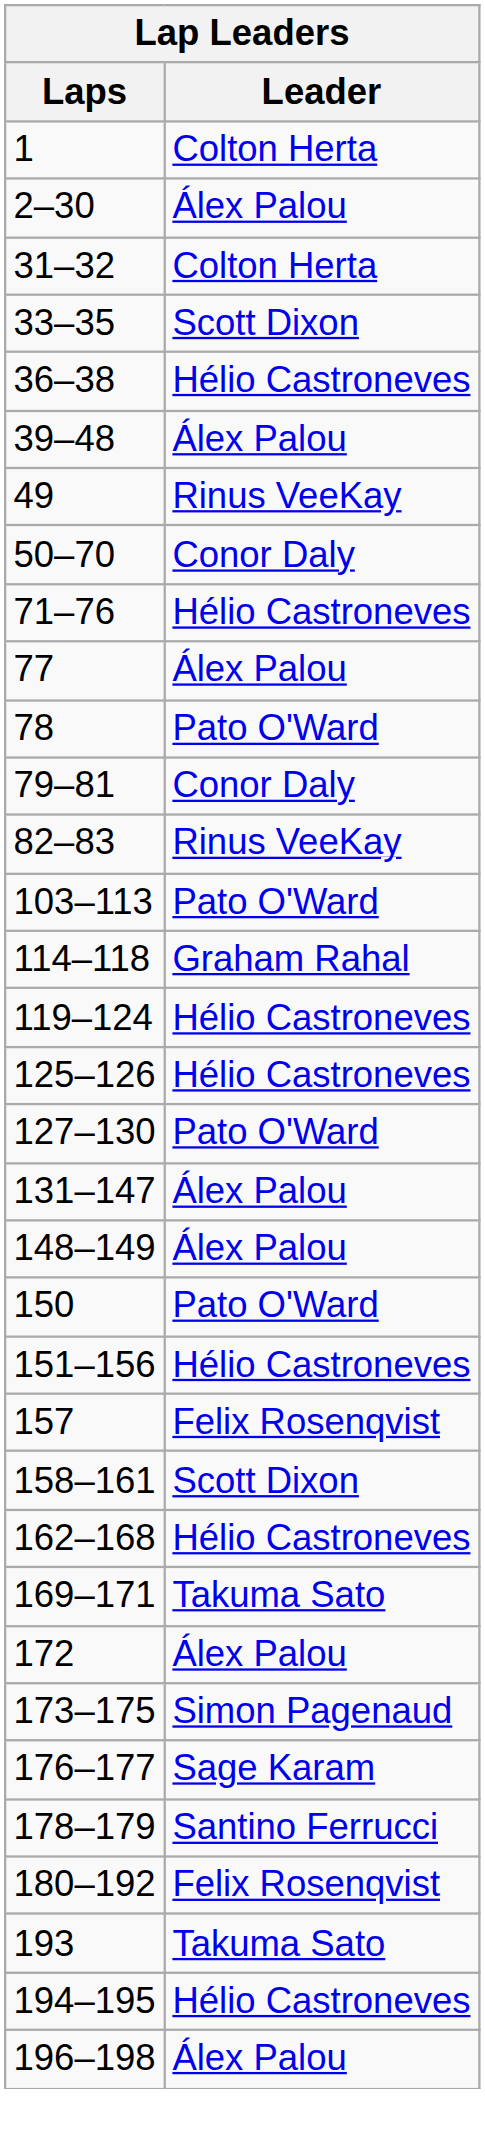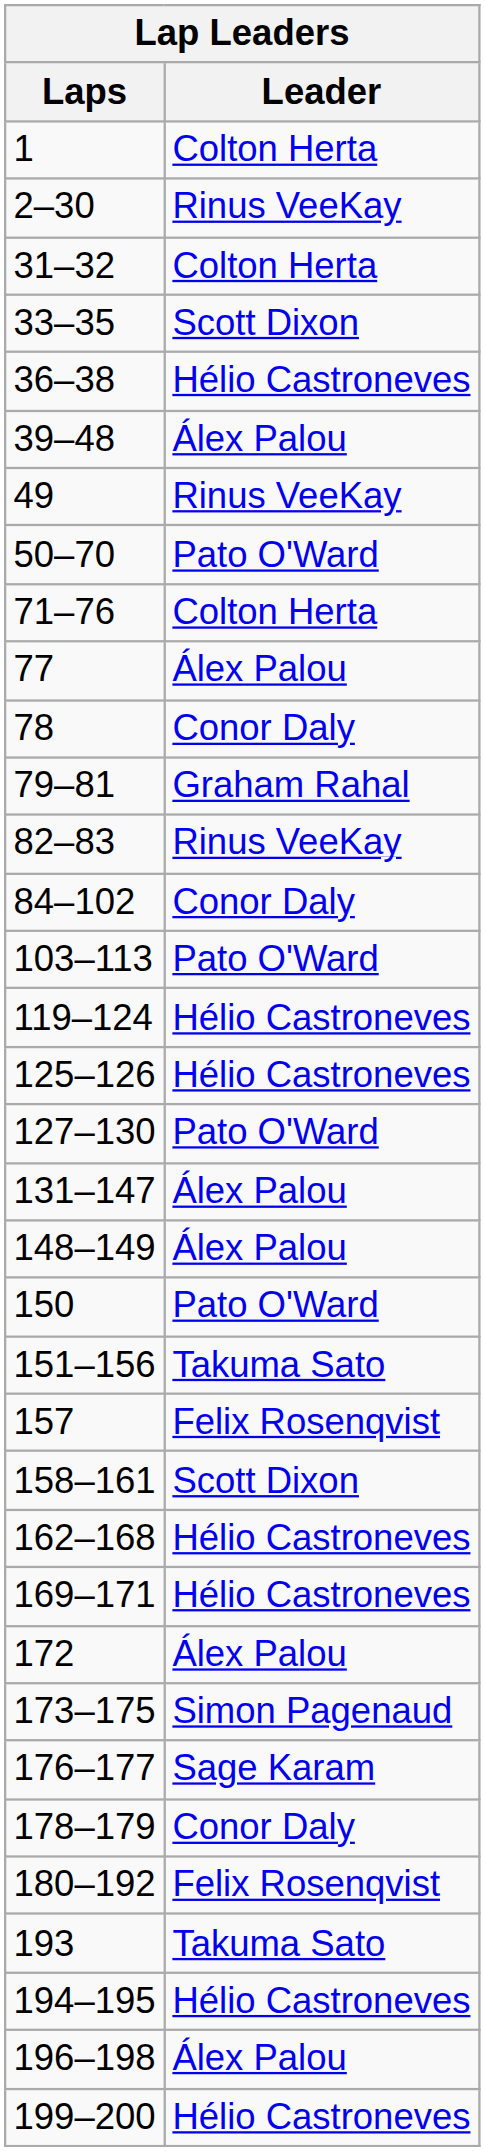(260, 206) Álex Palou -> (287, 206) Rinus VeeKay
(264, 554) Conor Daly -> (276, 554) Pato O'Ward
(321, 611) Hélio Castroneves -> (275, 611) Colton Herta
(276, 727) Pato O'Ward -> (264, 727) Conor Daly
(264, 785) Conor Daly -> (291, 785) Graham Rahal
+ row: (74, 901)
- row: (82, 959)
(321, 1364) Hélio Castroneves -> (279, 1364) Takuma Sato
(279, 1595) Takuma Sato -> (321, 1595) Hélio Castroneves
(305, 1826) Santino Ferrucci -> (264, 1826) Conor Daly
+ row: (85, 2116)
